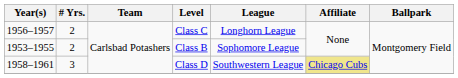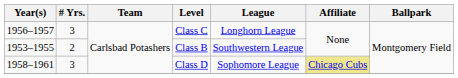(72, 30) 2 -> (72, 30) 3
(258, 47) Sophomore League -> (258, 47) Southwestern League
(258, 65) Southwestern League -> (258, 65) Sophomore League
